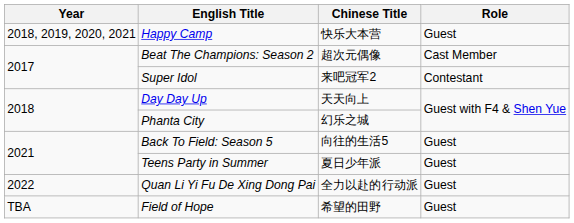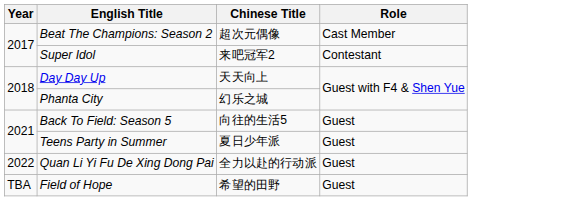- row: (177, 34)
